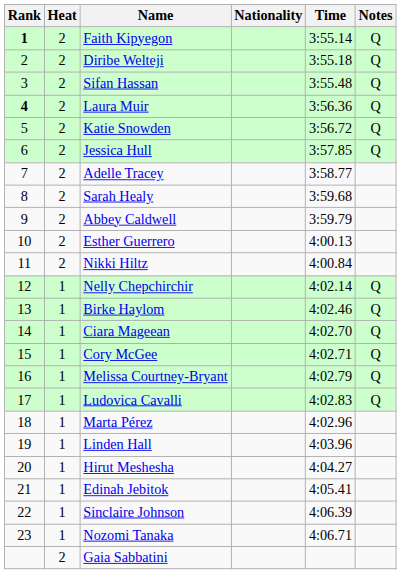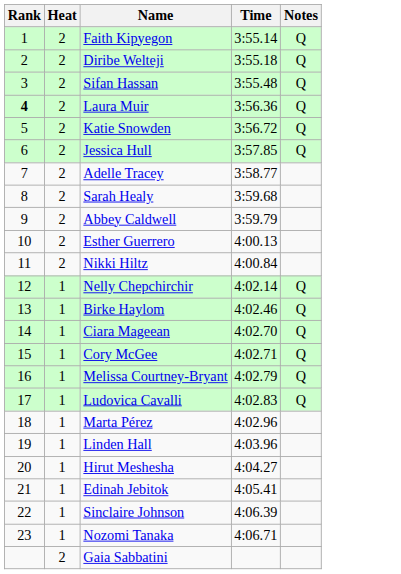- column: (268, 15)
(24, 38) bold -> (24, 38) normal
